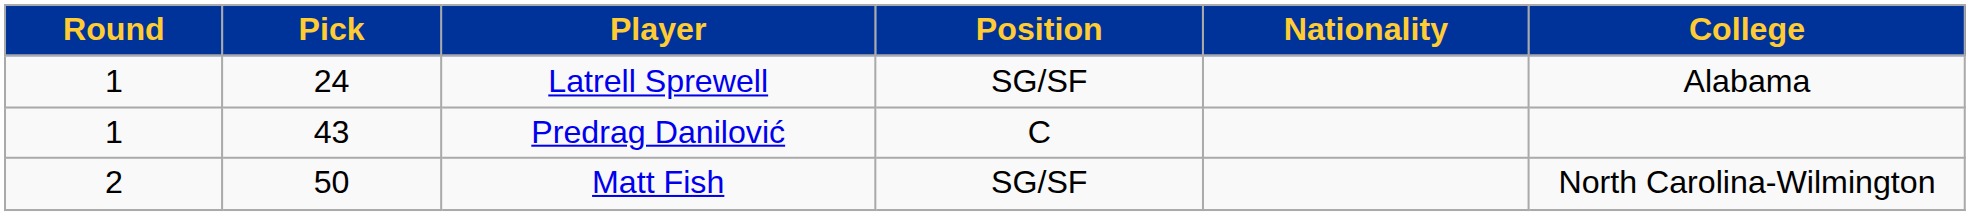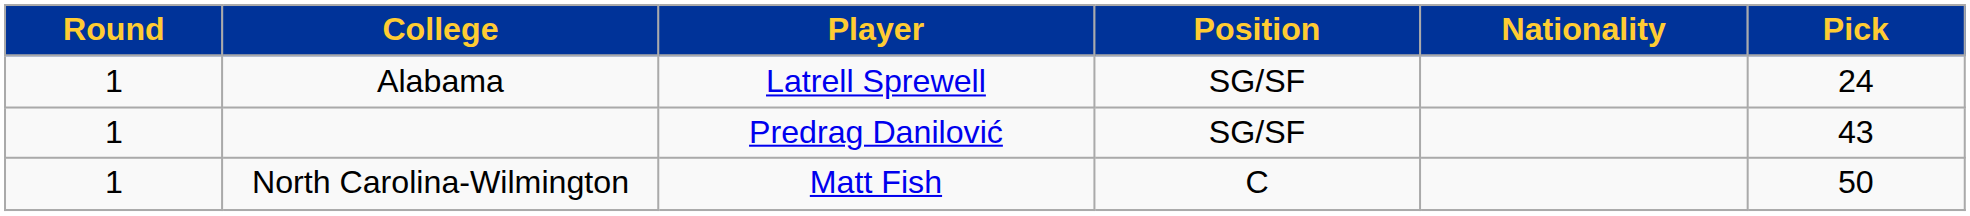columns swapped: (332, 30) <-> (1747, 30)
(1039, 132) C -> (1257, 132) SG/SF
(114, 183) 2 -> (114, 183) 1
(1039, 183) SG/SF -> (1257, 183) C
